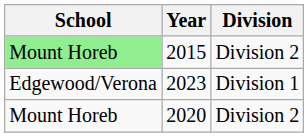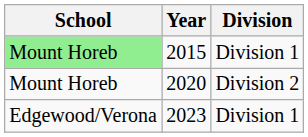(257, 52) Division 2 -> (257, 52) Division 1
rows swapped: (186, 115) <-> (186, 83)
